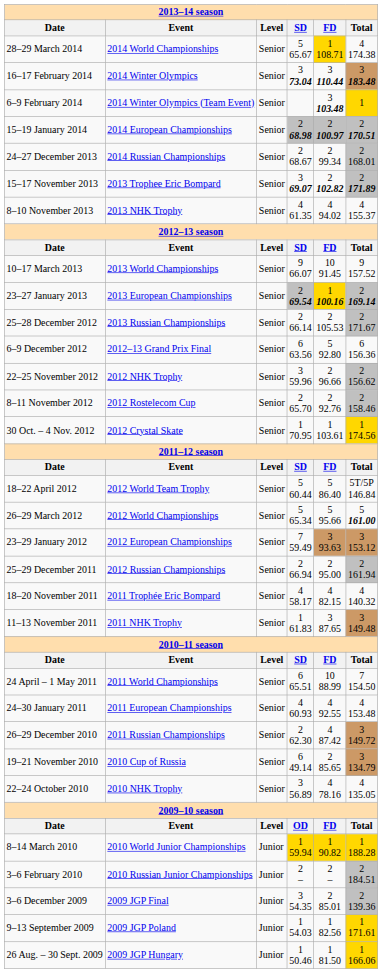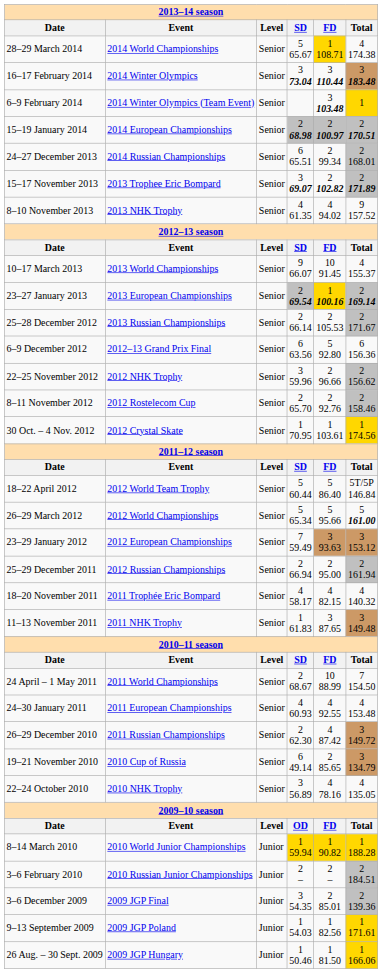(300, 156) 2 68.67 -> (300, 156) 6 65.51
(362, 210) 4 155.37 -> (362, 210) 9 157.52
(362, 269) 9 157.52 -> (362, 269) 4 155.37
(300, 681) 6 65.51 -> (300, 681) 2 68.67
